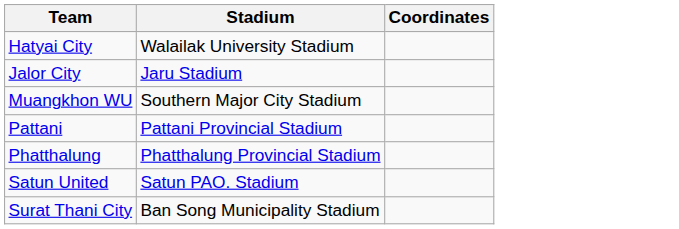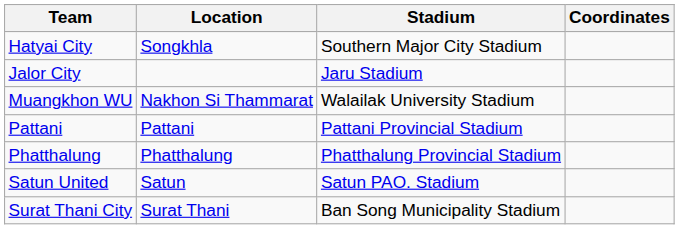+ column: (227, 18)
(247, 45) Walailak University Stadium -> (431, 45) Southern Major City Stadium
(251, 100) Southern Major City Stadium -> (428, 100) Walailak University Stadium
